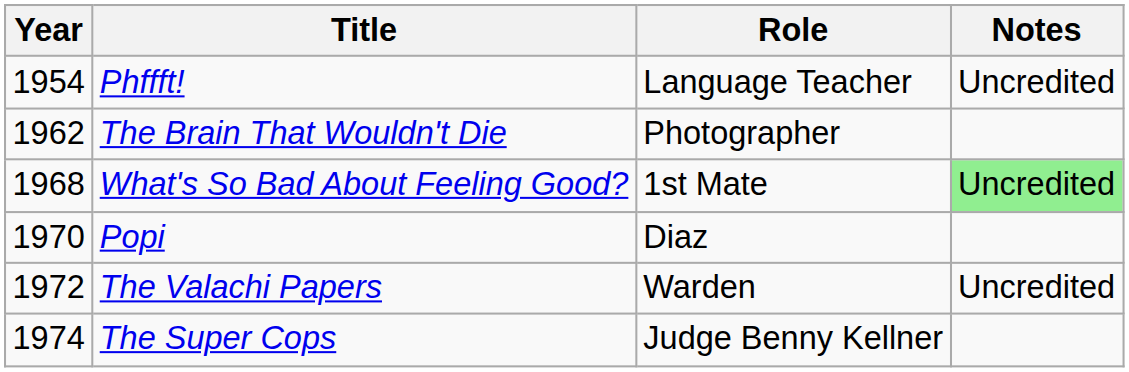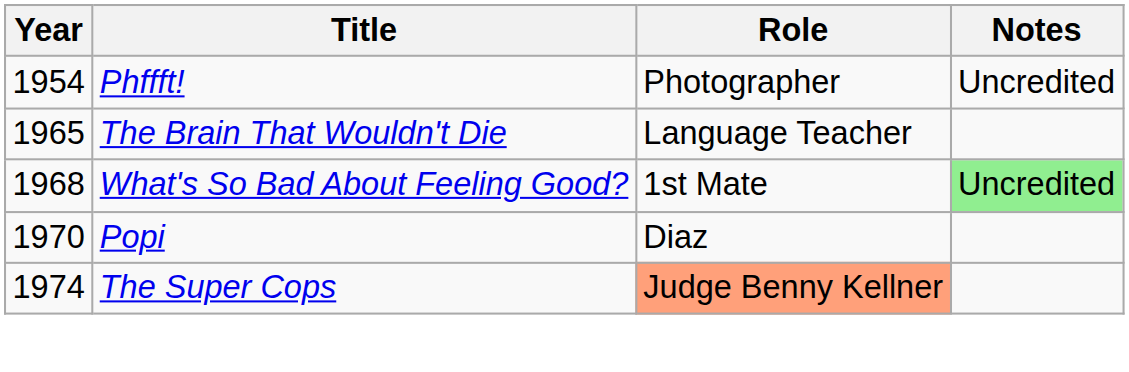(778, 81) Language Teacher -> (742, 81) Photographer
(49, 133) 1962 -> (49, 133) 1965
(742, 133) Photographer -> (778, 133) Language Teacher
- row: (241, 287)
(793, 339) no background -> (793, 287) lightsalmon background
